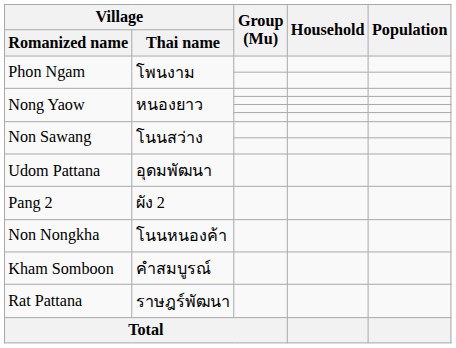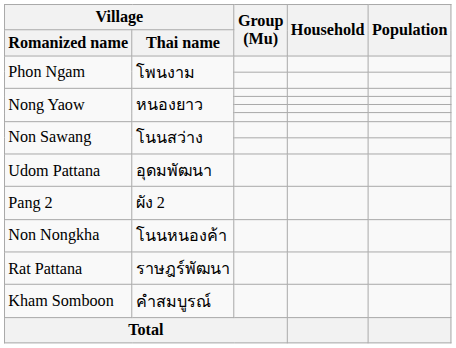rows swapped: (61, 268) <-> (45, 300)
